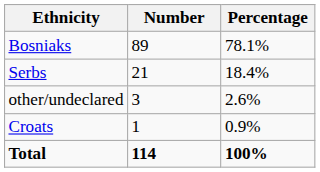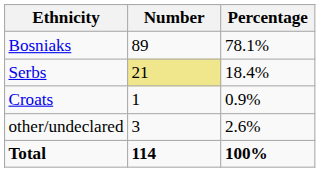(140, 72) no background -> (140, 72) khaki background
rows swapped: (31, 126) <-> (66, 99)
